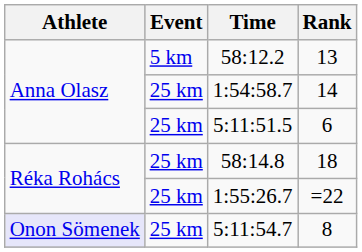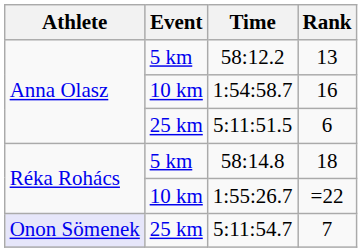(176, 91) 25 km -> (176, 91) 10 km
(327, 91) 14 -> (327, 91) 16
(176, 160) 25 km -> (171, 160) 5 km
(176, 195) 25 km -> (176, 195) 10 km
(327, 230) 8 -> (327, 230) 7
